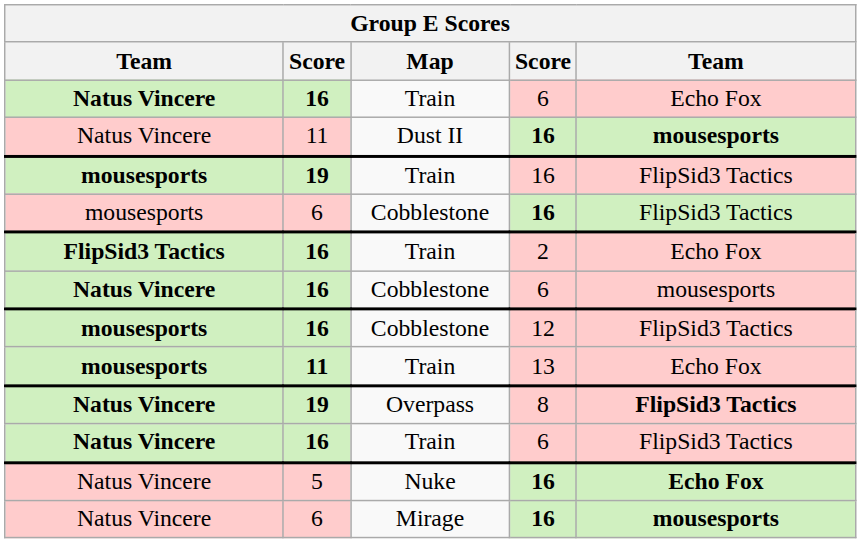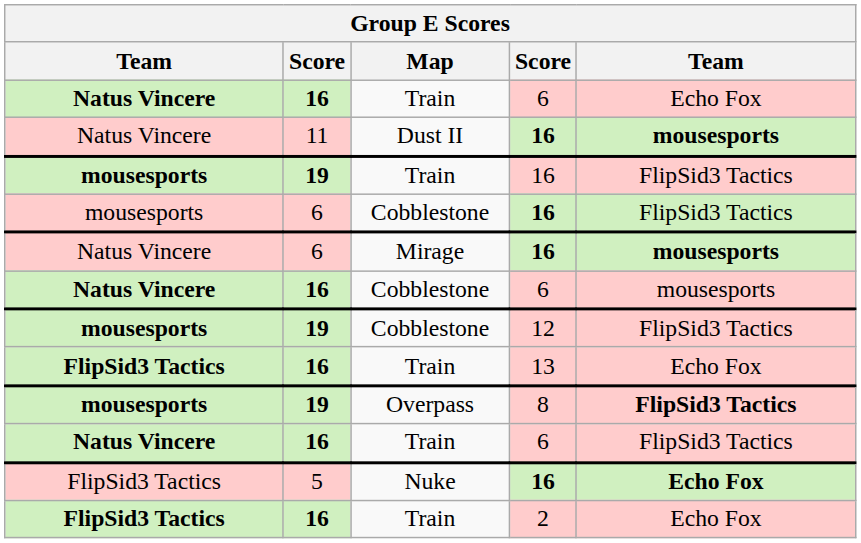rows swapped: (430, 518) <-> (430, 251)
(317, 328) 16 -> (317, 328) 19
(144, 365) mousesports -> (144, 365) FlipSid3 Tactics
(317, 365) 11 -> (317, 365) 16
(144, 404) Natus Vincere -> (144, 404) mousesports
(144, 481) Natus Vincere -> (144, 481) FlipSid3 Tactics
